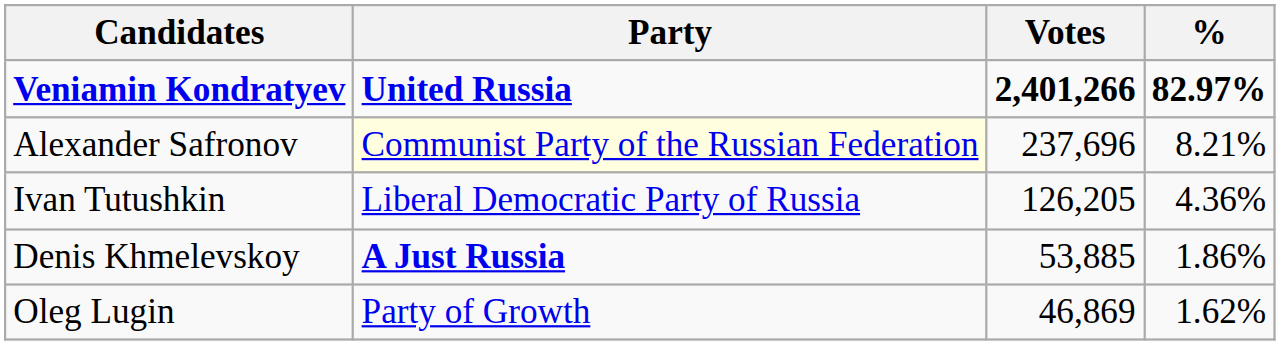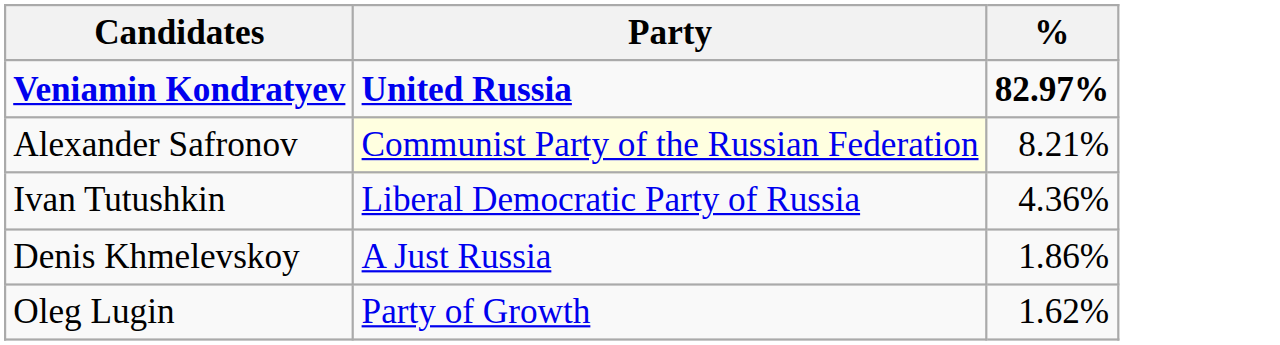- column: (1065, 32)
(463, 255) bold -> (456, 255) normal
